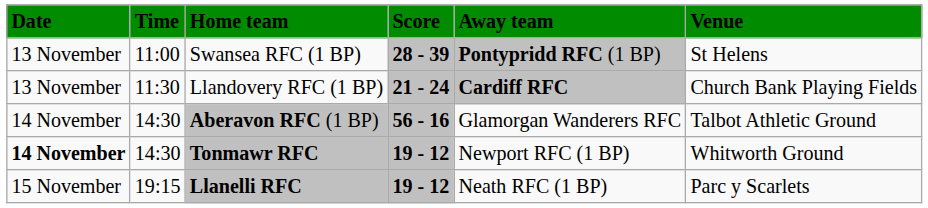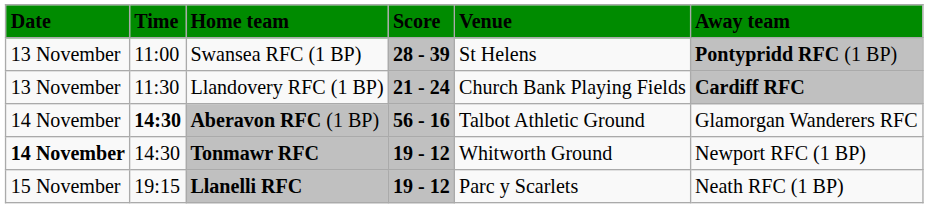columns swapped: (506, 21) <-> (717, 21)
(158, 120) normal -> (158, 120) bold
